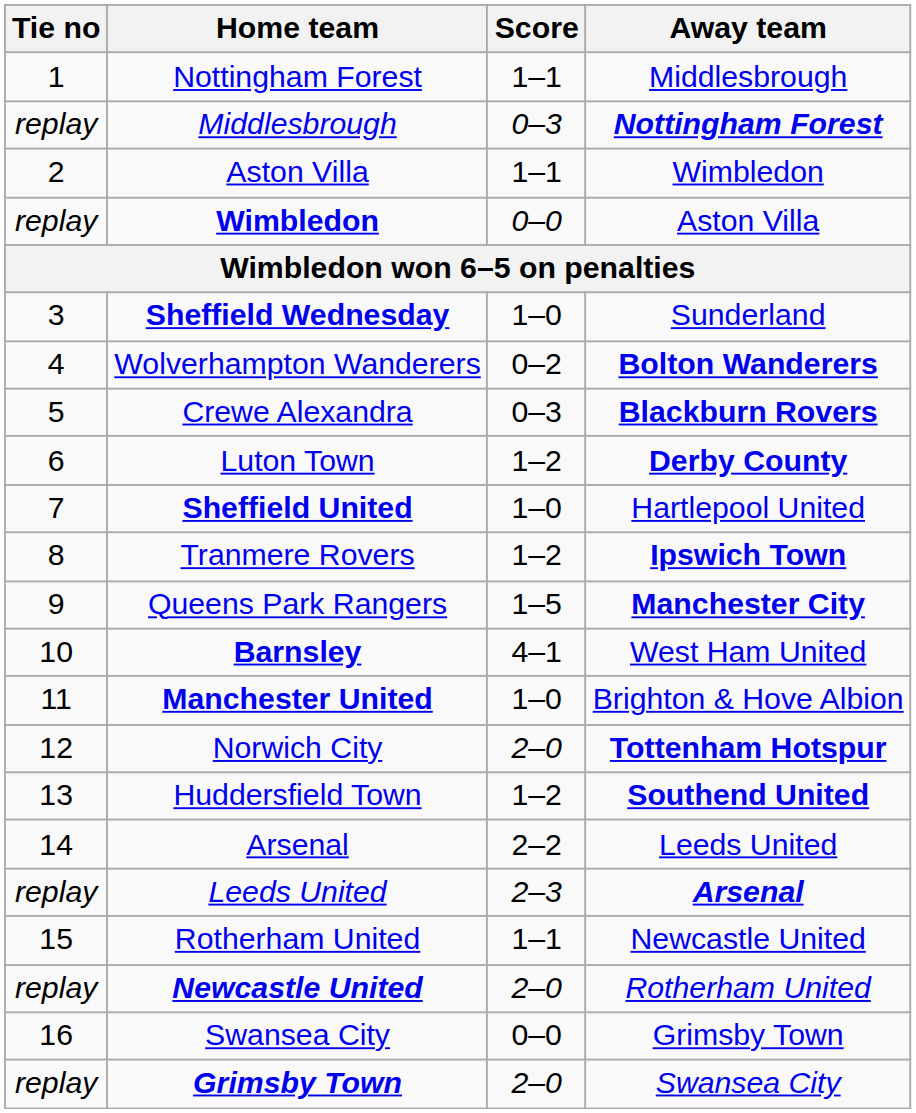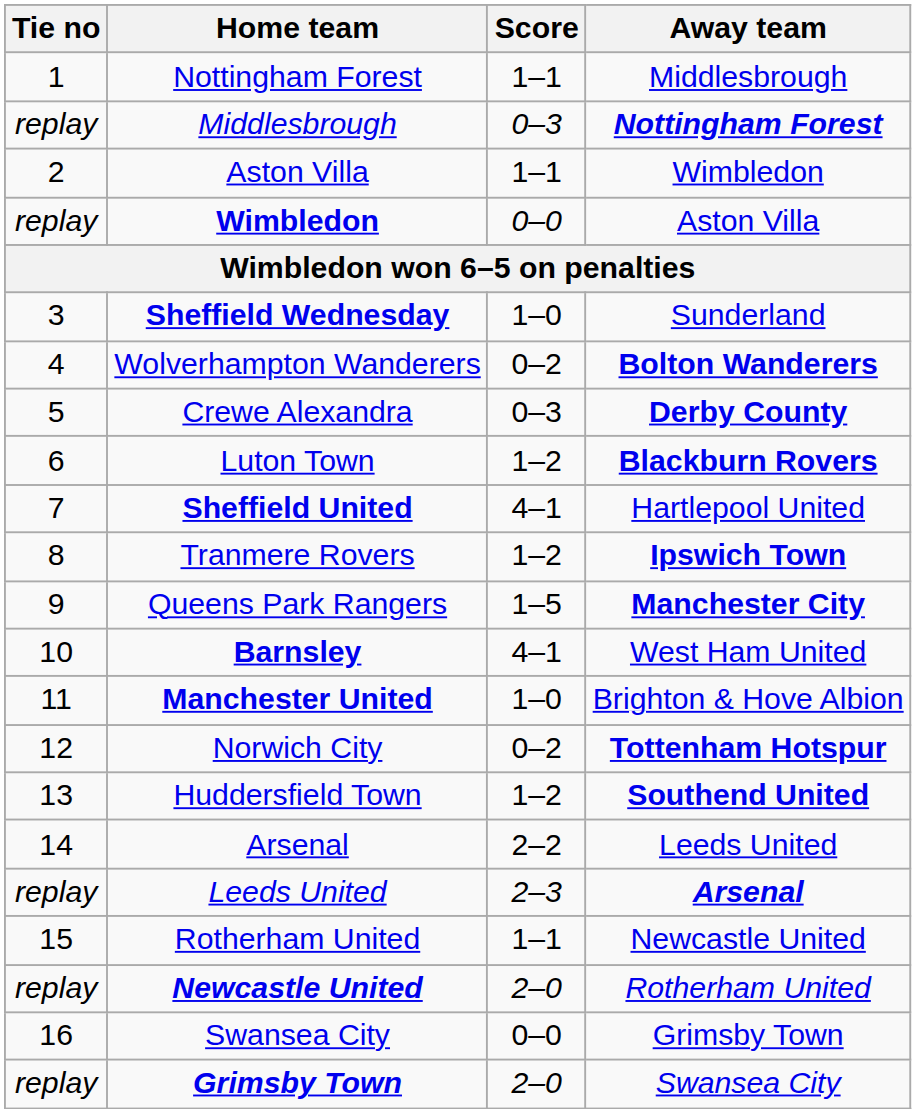(748, 412) Blackburn Rovers -> (748, 412) Derby County
(748, 460) Derby County -> (748, 460) Blackburn Rovers
(537, 508) 1–0 -> (537, 508) 4–1
(537, 747) 2–0 -> (537, 747) 0–2
